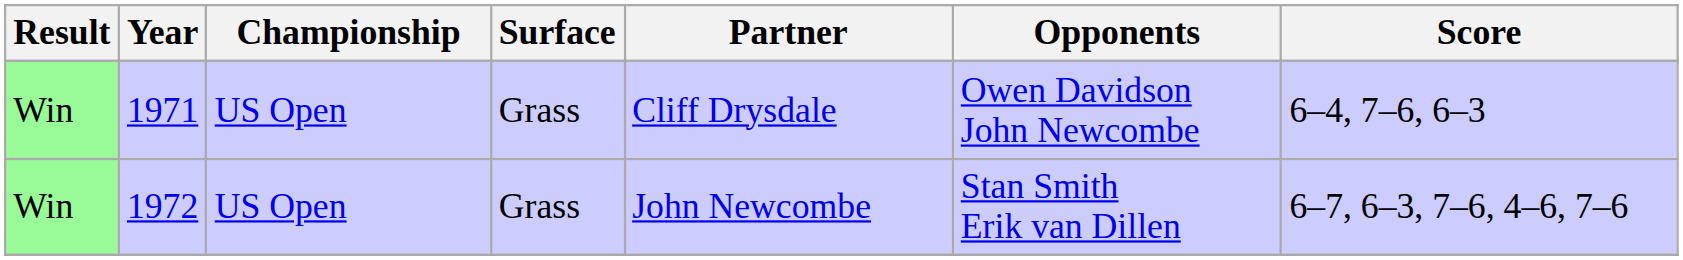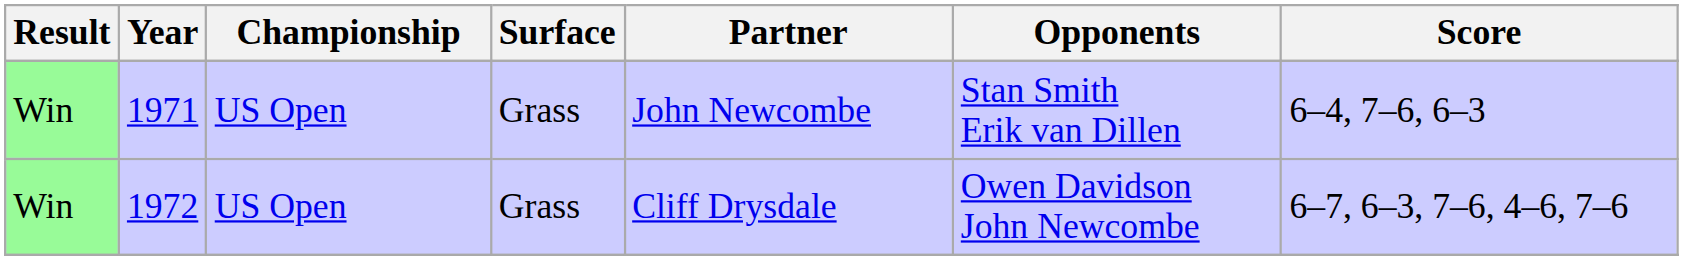(734, 109) Cliff Drysdale -> (752, 109) John Newcombe
(1080, 109) Owen Davidson John Newcombe -> (1071, 109) Stan Smith Erik van Dillen
(752, 206) John Newcombe -> (734, 206) Cliff Drysdale
(1071, 206) Stan Smith Erik van Dillen -> (1080, 206) Owen Davidson John Newcombe
